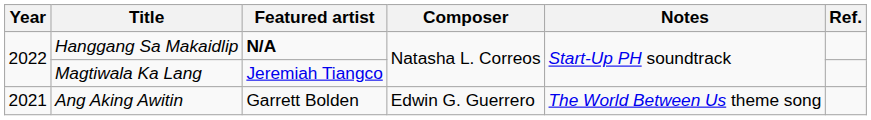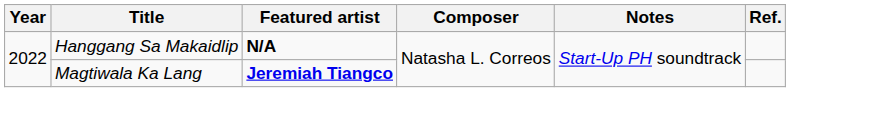(315, 73) normal -> (320, 73) bold
- row: (119, 100)
